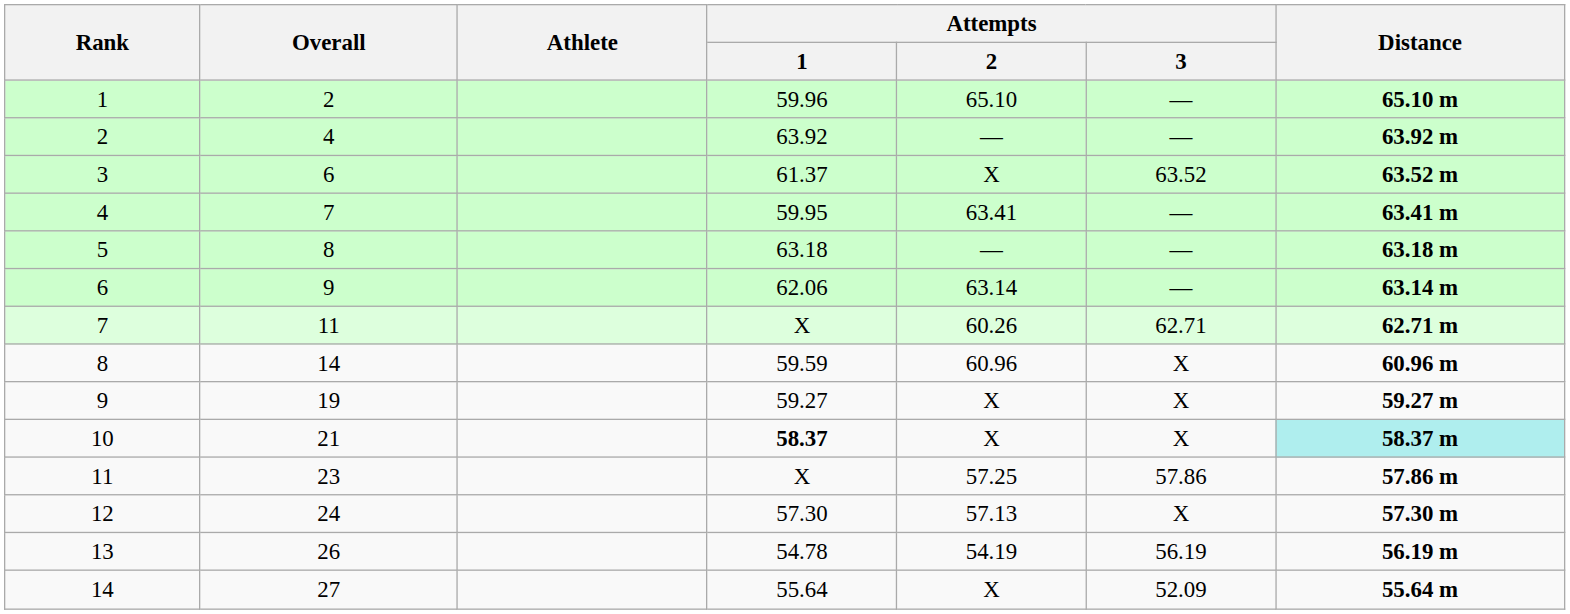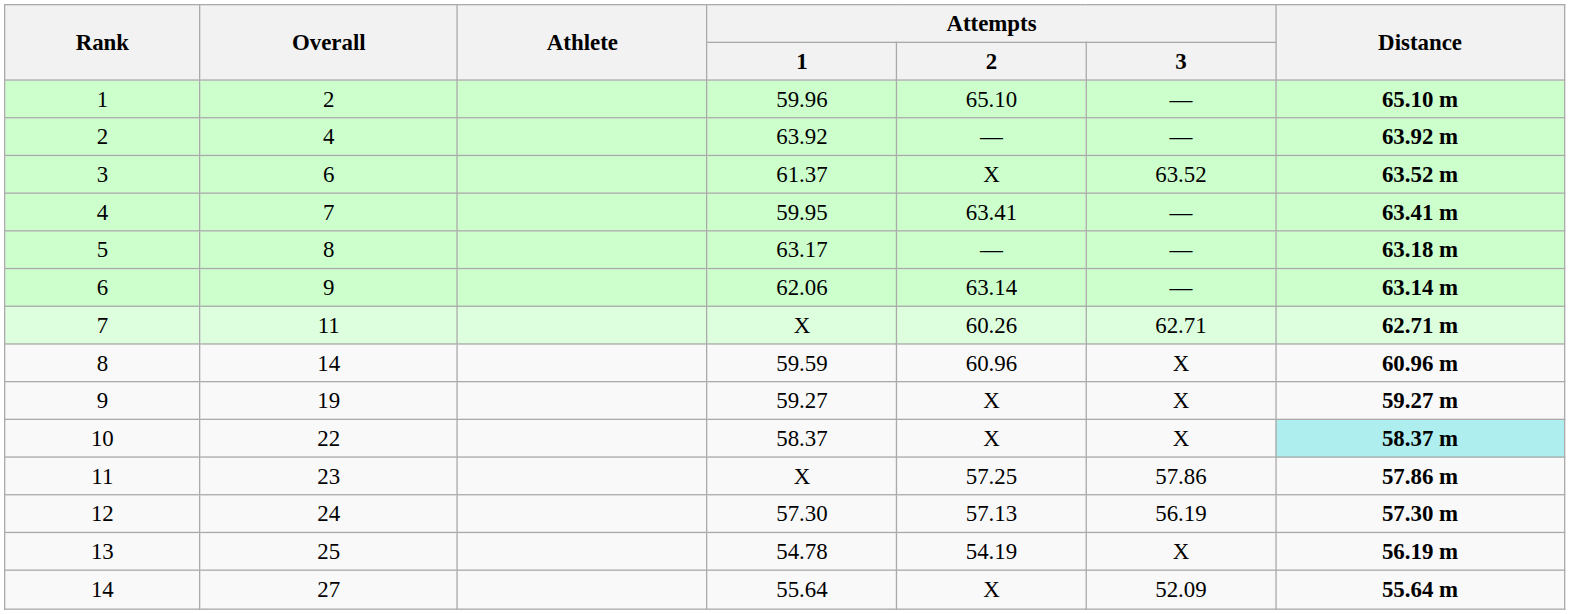(802, 249) 63.18 -> (802, 249) 63.17
(329, 438) 21 -> (329, 438) 22
(802, 438) bold -> (802, 438) normal
(1181, 513) X -> (1181, 513) 56.19
(329, 551) 26 -> (329, 551) 25
(1181, 551) 56.19 -> (1181, 551) X
